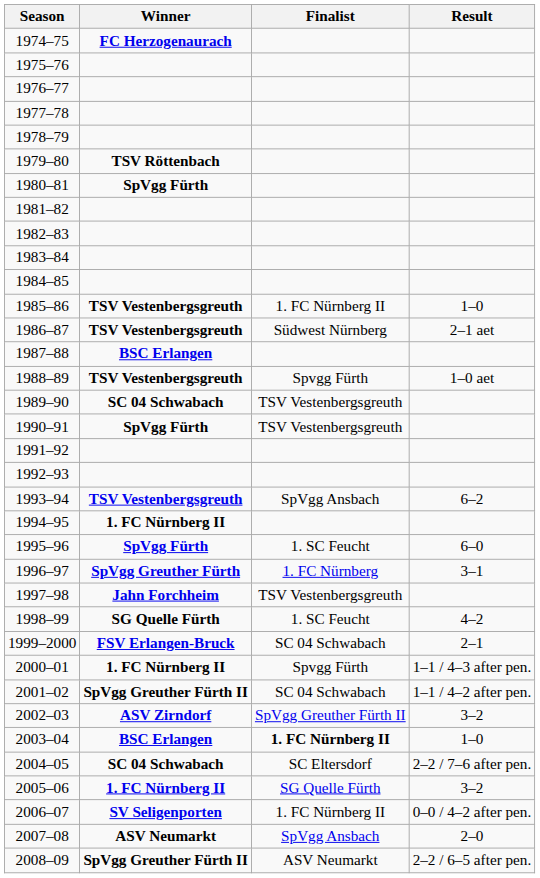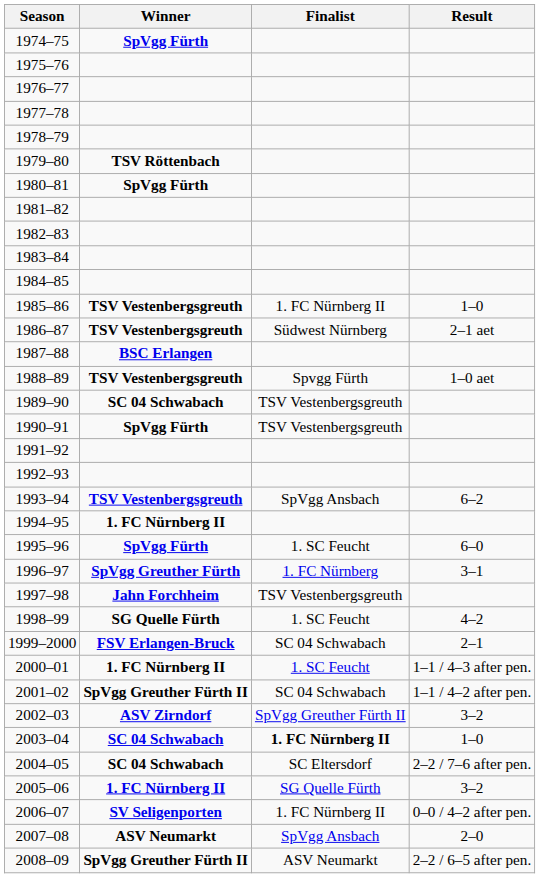(166, 40) FC Herzogenaurach -> (166, 40) SpVgg Fürth
(330, 667) Spvgg Fürth -> (330, 667) 1. SC Feucht
(166, 739) BSC Erlangen -> (166, 739) SC 04 Schwabach
